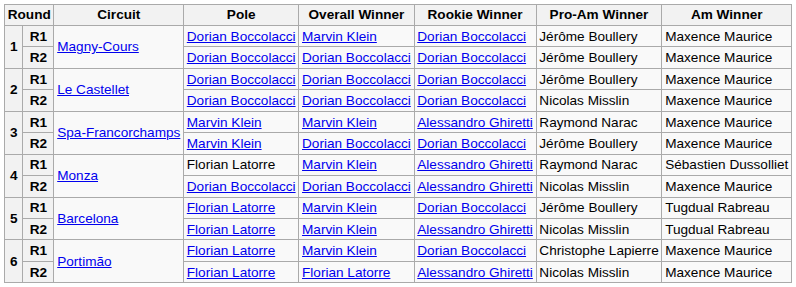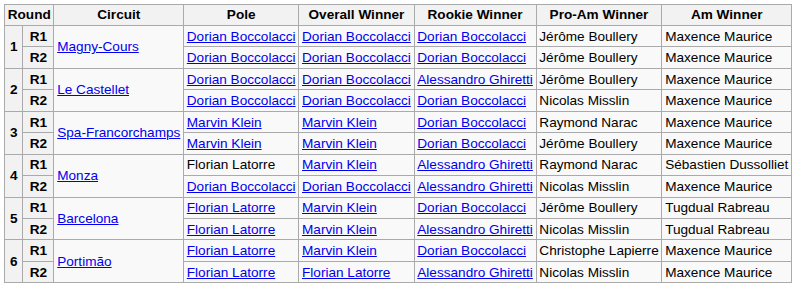(339, 36) Marvin Klein -> (356, 36) Dorian Boccolacci
(472, 79) Dorian Boccolacci -> (475, 79) Alessandro Ghiretti
(475, 122) Alessandro Ghiretti -> (472, 122) Dorian Boccolacci
(356, 143) Dorian Boccolacci -> (339, 143) Marvin Klein
